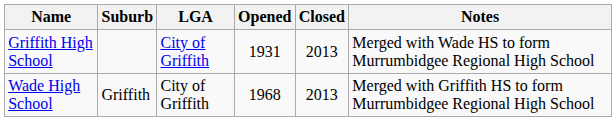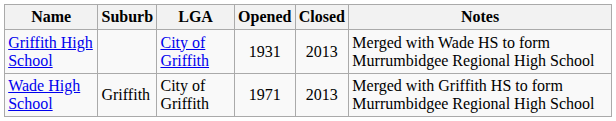(265, 94) 1968 -> (265, 94) 1971
